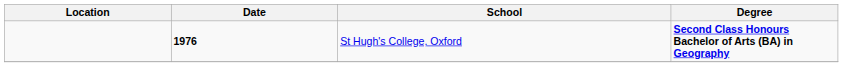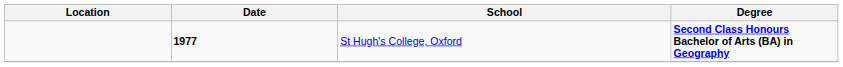(185, 41) 1976 -> (185, 41) 1977
